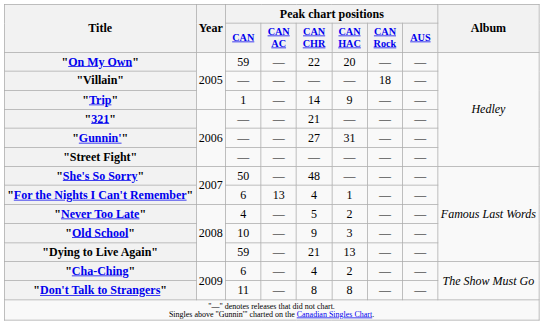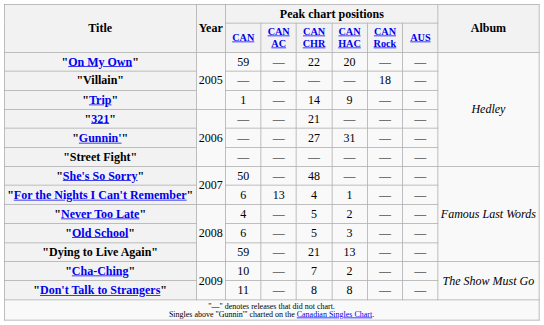(243, 233) 10 -> (243, 233) 6
(314, 233) 9 -> (314, 233) 5
(243, 271) 6 -> (243, 271) 10
(314, 271) 4 -> (314, 271) 7
